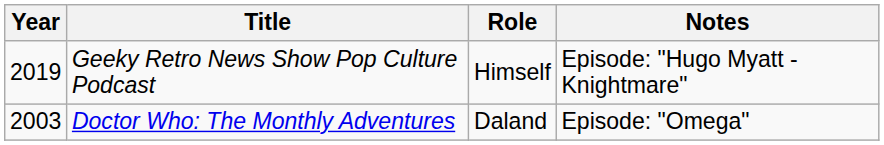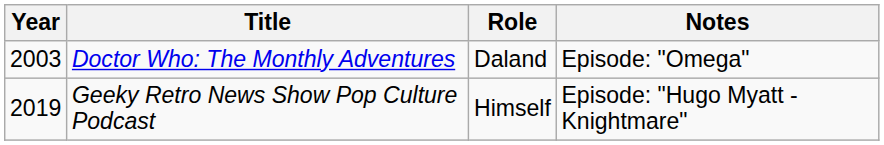rows swapped: (264, 121) <-> (265, 72)
